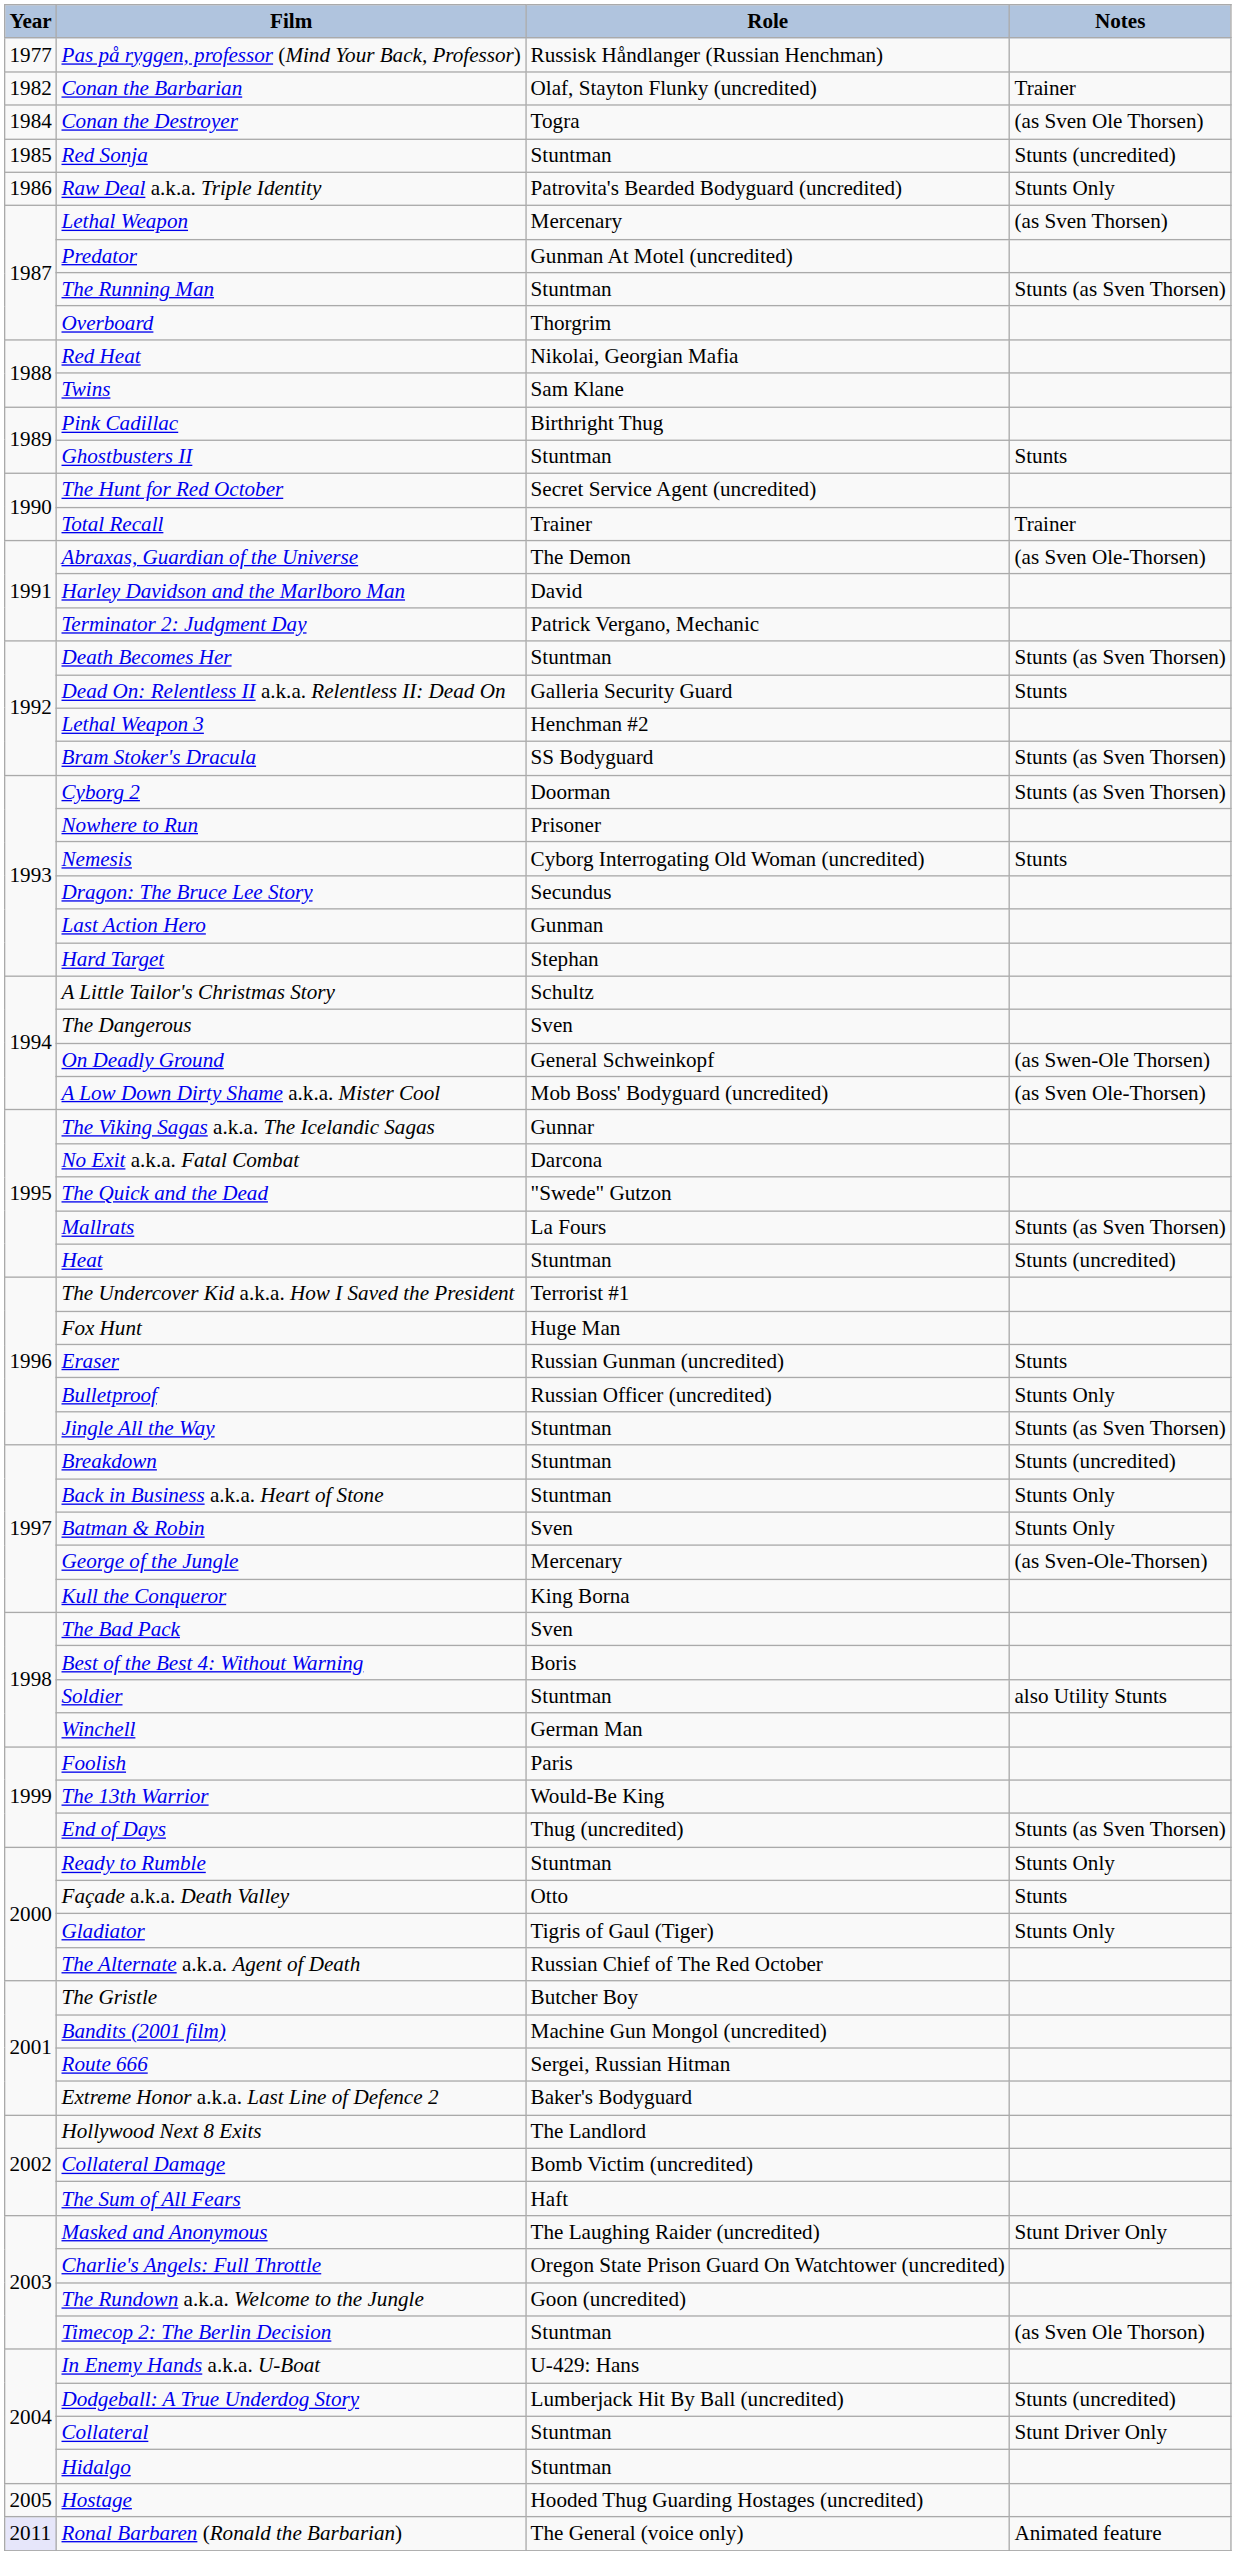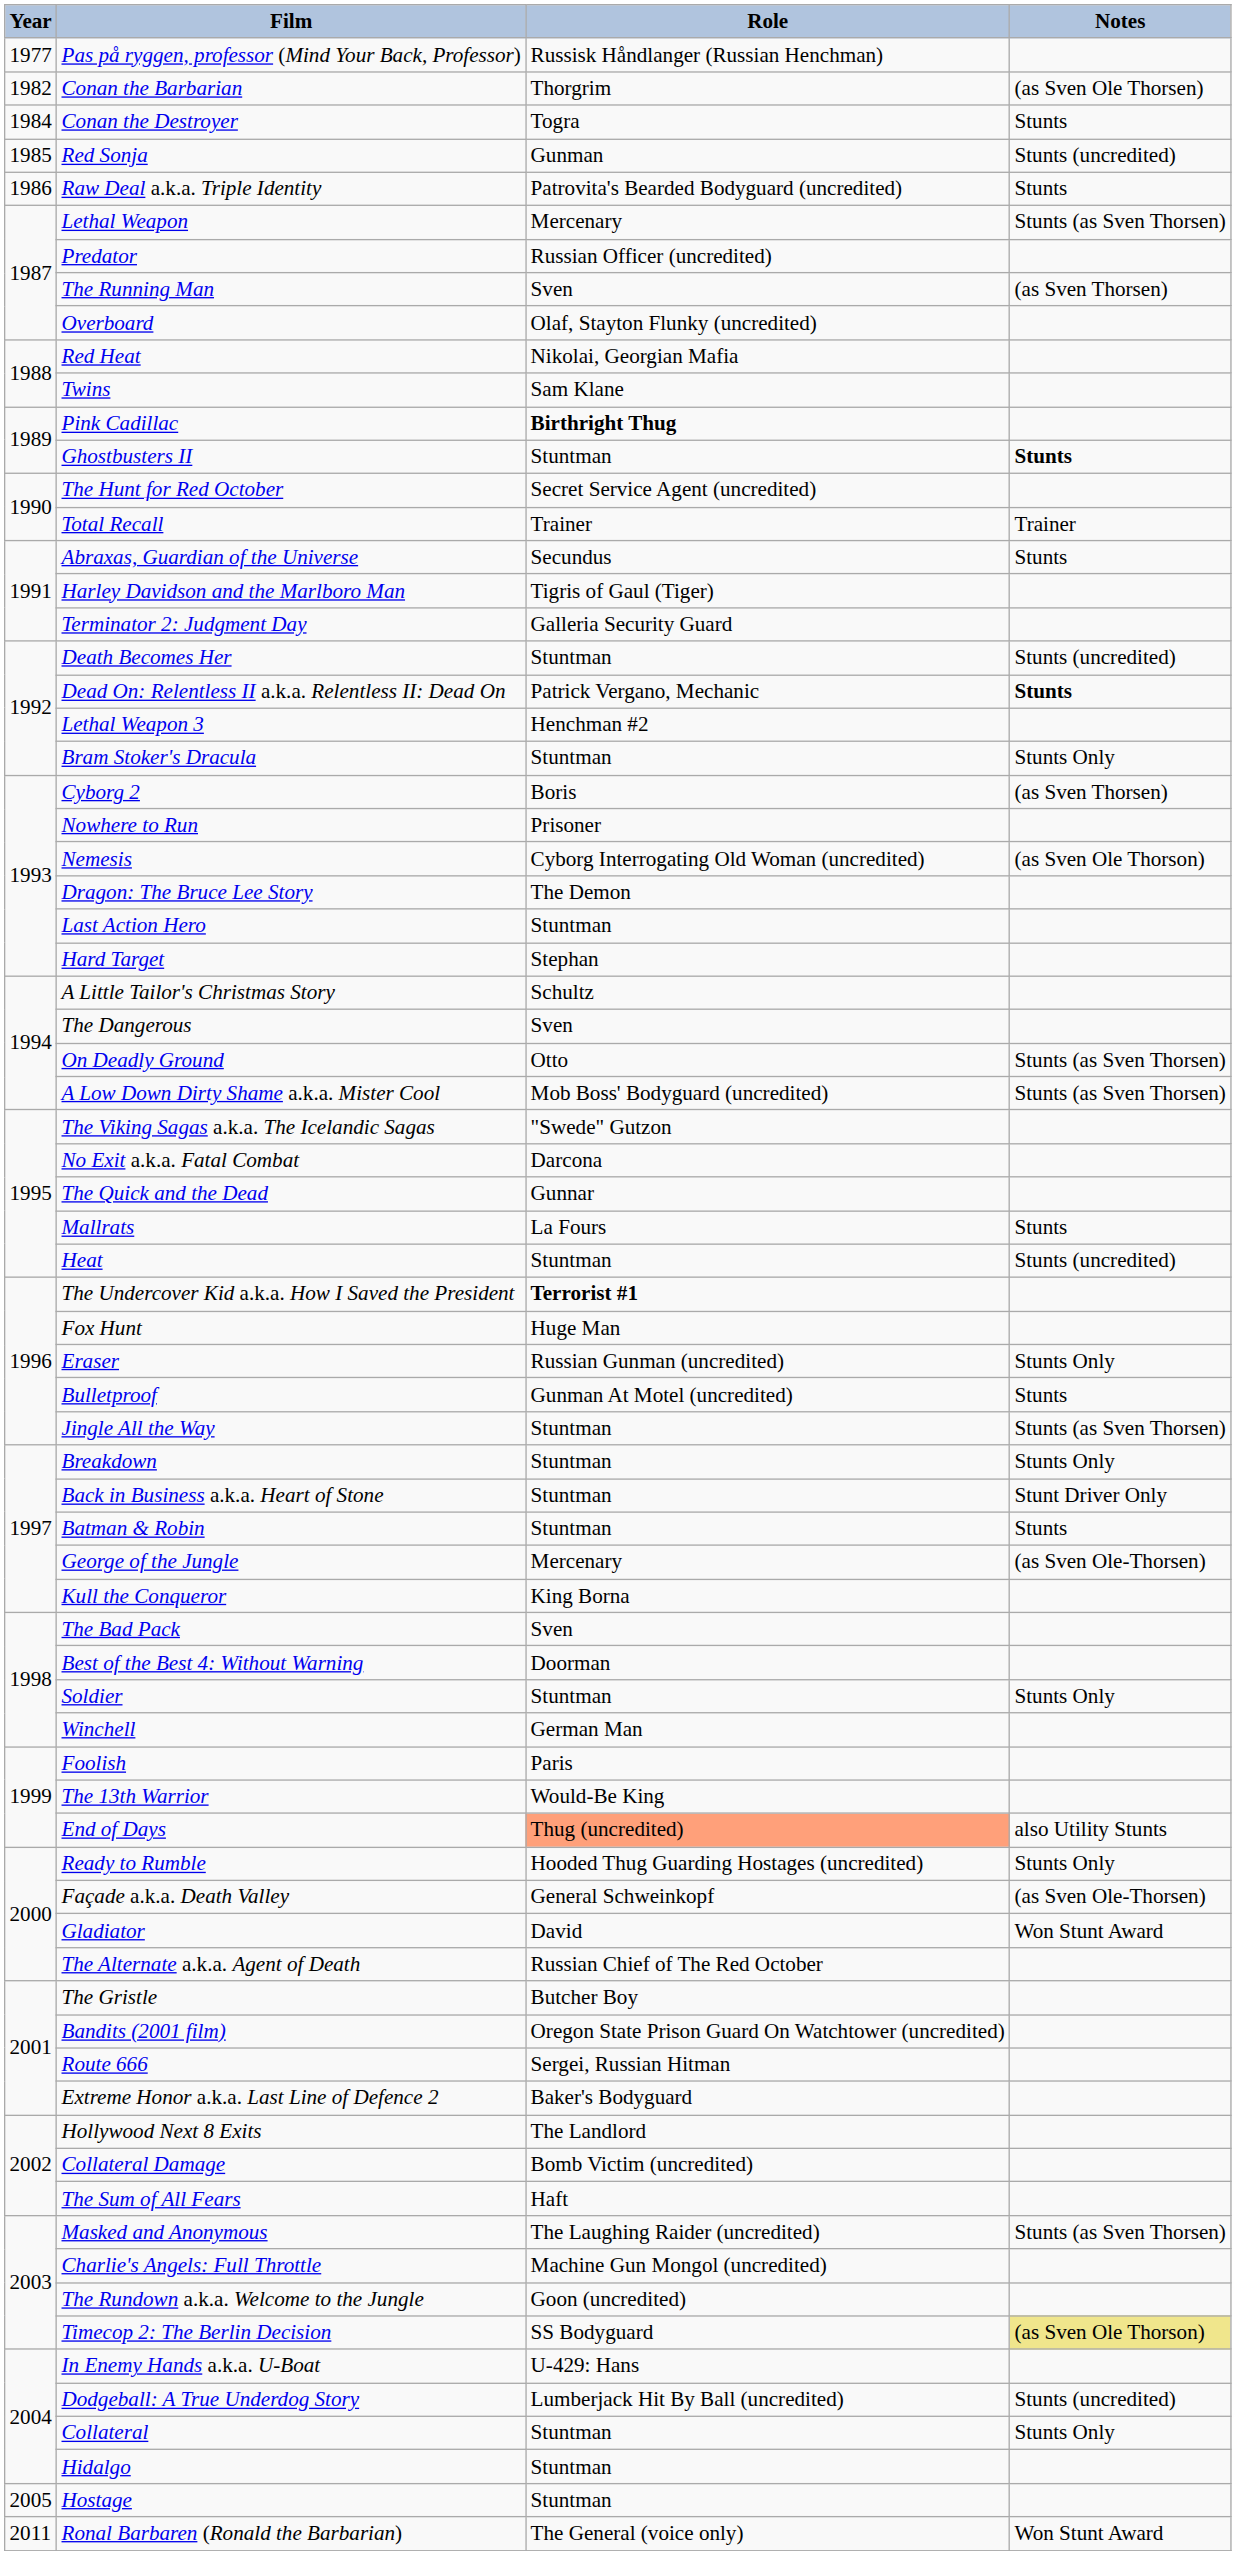(674, 88) Olaf, Stayton Flunky (uncredited) -> (571, 88) Thorgrim
(1045, 88) Trainer -> (1109, 88) (as Sven Ole Thorsen)
(1109, 121) (as Sven Ole Thorsen) -> (1041, 121) Stunts
(571, 155) Stuntman -> (567, 155) Gunman
(1065, 188) Stunts Only -> (1041, 188) Stunts
(1091, 222) (as Sven Thorsen) -> (1120, 222) Stunts (as Sven Thorsen)
(662, 255) Gunman At Motel (uncredited) -> (651, 255) Russian Officer (uncredited)
(571, 289) Stuntman -> (552, 289) Sven
(1120, 289) Stunts (as Sven Thorsen) -> (1091, 289) (as Sven Thorsen)
(571, 322) Thorgrim -> (674, 322) Olaf, Stayton Flunky (uncredited)
(597, 423) normal -> (603, 423) bold
(1041, 456) normal -> (1043, 456) bold
(581, 557) The Demon -> (571, 557) Secundus
(1110, 557) (as Sven Ole-Thorsen) -> (1041, 557) Stunts
(556, 590) David -> (622, 590) Tigris of Gaul (Tiger)
(645, 624) Patrick Vergano, Mechanic -> (631, 624) Galleria Security Guard
(1120, 657) Stunts (as Sven Thorsen) -> (1095, 657) Stunts (uncredited)
(631, 691) Galleria Security Guard -> (645, 691) Patrick Vergano, Mechanic
(1041, 691) normal -> (1043, 691) bold
(592, 758) SS Bodyguard -> (571, 758) Stuntman
(1120, 758) Stunts (as Sven Thorsen) -> (1065, 758) Stunts Only
(570, 791) Doorman -> (553, 791) Boris
(1120, 791) Stunts (as Sven Thorsen) -> (1091, 791) (as Sven Thorsen)
(1041, 858) Stunts -> (1110, 858) (as Sven Ole Thorson)
(571, 892) Secundus -> (581, 892) The Demon
(567, 925) Gunman -> (571, 925) Stuntman
(622, 1059) General Schweinkopf -> (549, 1059) Otto
(1112, 1059) (as Swen-Ole Thorsen) -> (1120, 1059) Stunts (as Sven Thorsen)
(1110, 1093) (as Sven Ole-Thorsen) -> (1120, 1093) Stunts (as Sven Thorsen)
(562, 1126) Gunnar -> (601, 1126) "Swede" Gutzon
(601, 1193) "Swede" Gutzon -> (562, 1193) Gunnar
(1120, 1227) Stunts (as Sven Thorsen) -> (1041, 1227) Stunts
(580, 1294) normal -> (584, 1294) bold
(1041, 1361) Stunts -> (1065, 1361) Stunts Only
(651, 1394) Russian Officer (uncredited) -> (662, 1394) Gunman At Motel (uncredited)
(1065, 1394) Stunts Only -> (1041, 1394) Stunts
(1095, 1461) Stunts (uncredited) -> (1065, 1461) Stunts Only
(1065, 1495) Stunts Only -> (1091, 1495) Stunt Driver Only
(552, 1528) Sven -> (571, 1528) Stuntman
(1065, 1528) Stunts Only -> (1041, 1528) Stunts
(1111, 1562) (as Sven-Ole-Thorsen) -> (1110, 1562) (as Sven Ole-Thorsen)
(553, 1662) Boris -> (570, 1662) Doorman
(1091, 1695) also Utility Stunts -> (1065, 1695) Stunts Only
(607, 1829) no background -> (607, 1829) lightsalmon background
(1120, 1829) Stunts (as Sven Thorsen) -> (1091, 1829) also Utility Stunts
(571, 1863) Stuntman -> (727, 1863) Hooded Thug Guarding Hostages (uncredited)
(549, 1896) Otto -> (622, 1896) General Schweinkopf
(1041, 1896) Stunts -> (1110, 1896) (as Sven Ole-Thorsen)
(622, 1930) Tigris of Gaul (Tiger) -> (556, 1930) David
(1065, 1930) Stunts Only -> (1089, 1930) Won Stunt Award
(679, 2030) Machine Gun Mongol (uncredited) -> (768, 2030) Oregon State Prison Guard On Watchtower (uncredited)
(1091, 2231) Stunt Driver Only -> (1120, 2231) Stunts (as Sven Thorsen)
(768, 2265) Oregon State Prison Guard On Watchtower (uncredited) -> (679, 2265) Machine Gun Mongol (uncredited)
(571, 2332) Stuntman -> (592, 2332) SS Bodyguard
(1110, 2332) no background -> (1110, 2332) khaki background
(1091, 2432) Stunt Driver Only -> (1065, 2432) Stunts Only
(727, 2499) Hooded Thug Guarding Hostages (uncredited) -> (571, 2499) Stuntman
(30, 2533) lavender background -> (30, 2533) no background
(1088, 2533) Animated feature -> (1089, 2533) Won Stunt Award
